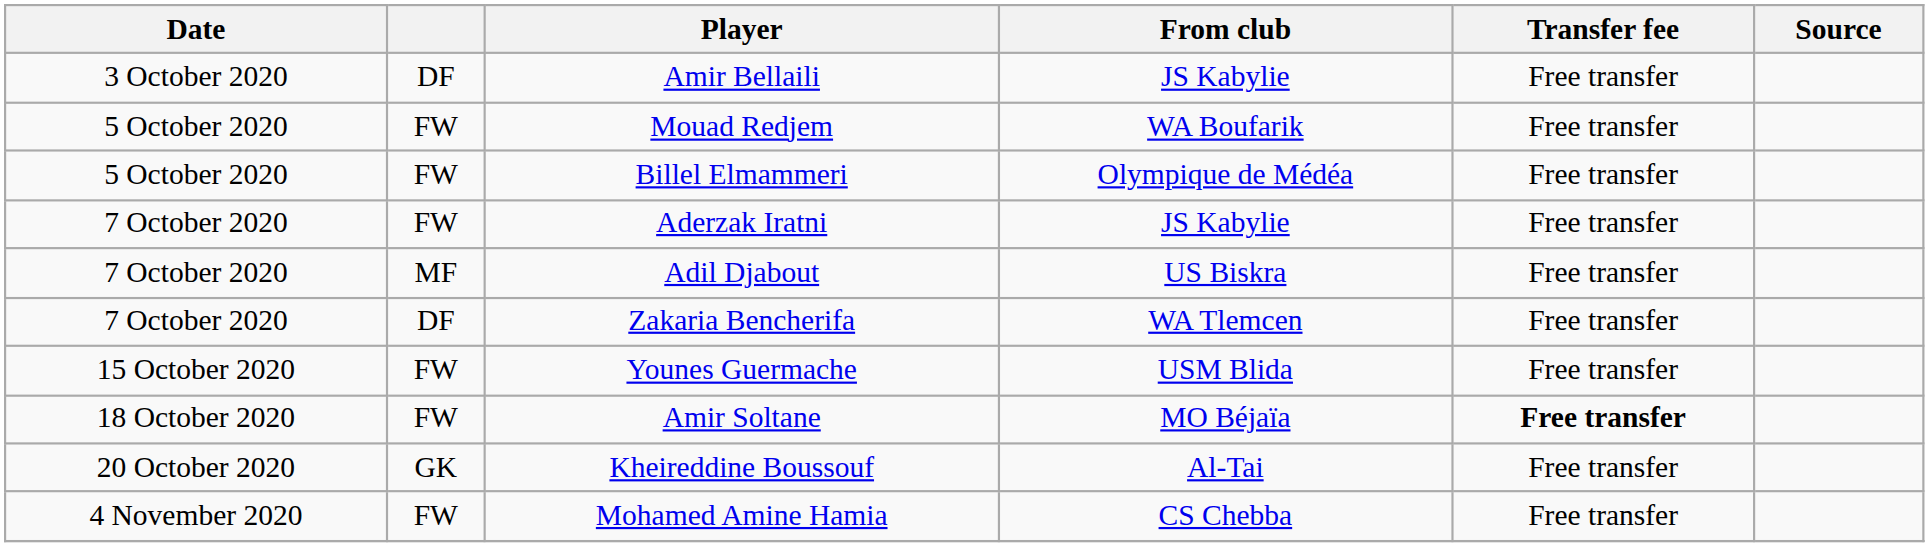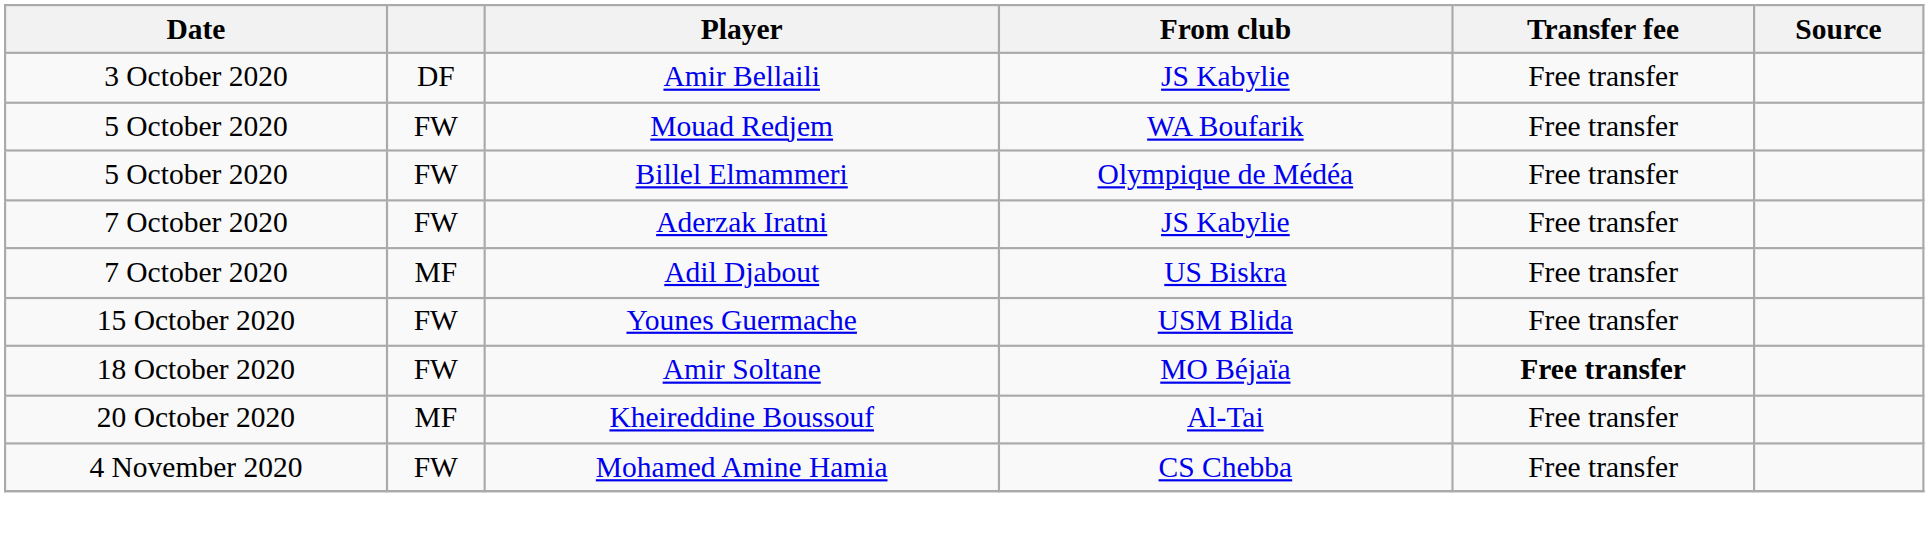- row: (742, 320)
(436, 466) GK -> (436, 417) MF
